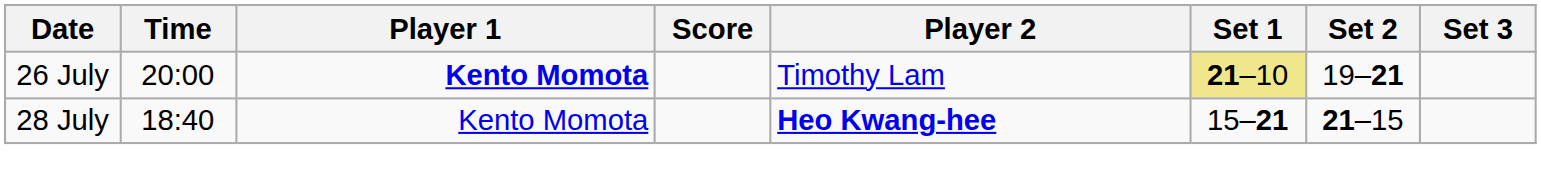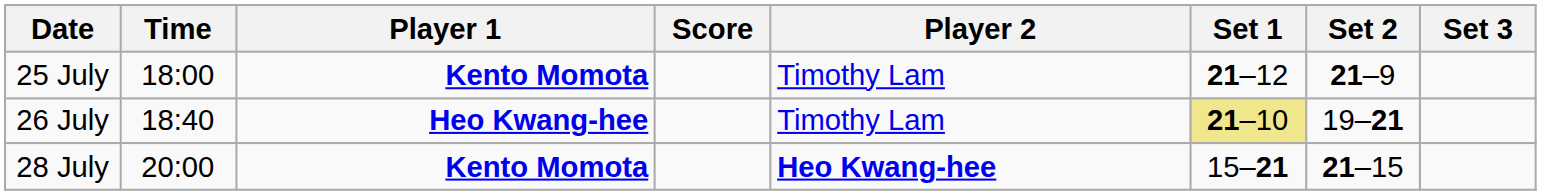+ row: (63, 75)
(178, 75) 20:00 -> (178, 121) 18:40
(547, 75) Kento Momota -> (539, 121) Heo Kwang-hee
(178, 121) 18:40 -> (178, 167) 20:00
(553, 121) normal -> (547, 167) bold
